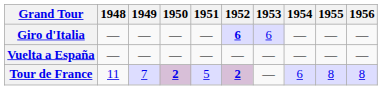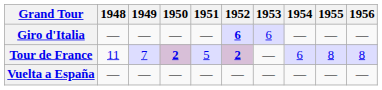rows swapped: (51, 74) <-> (51, 54)
